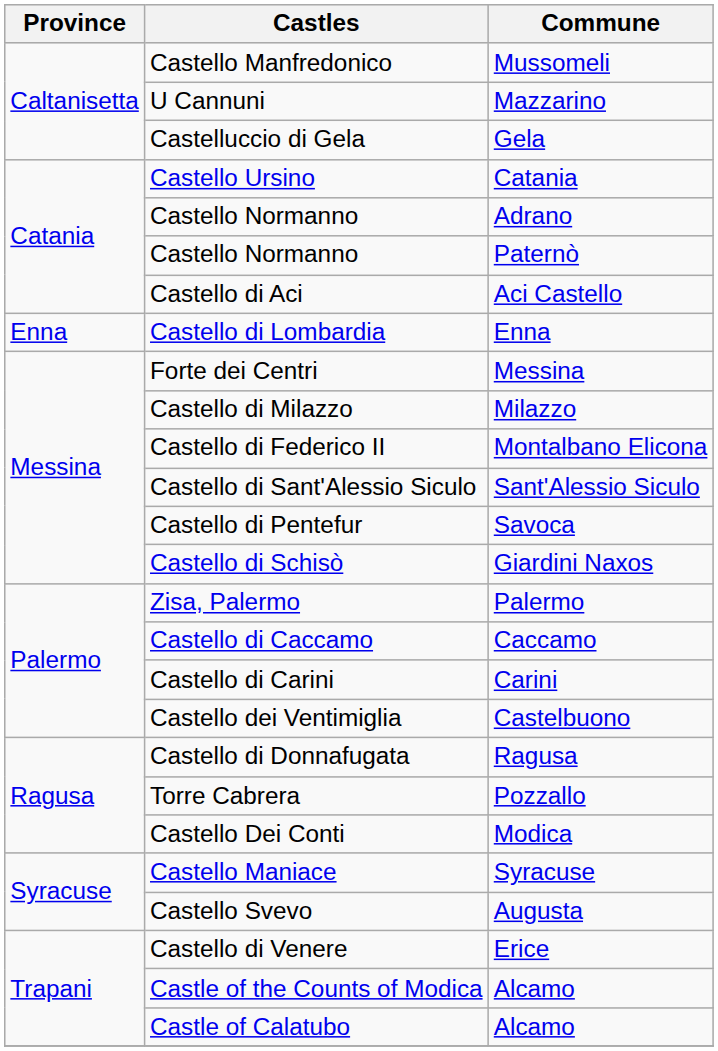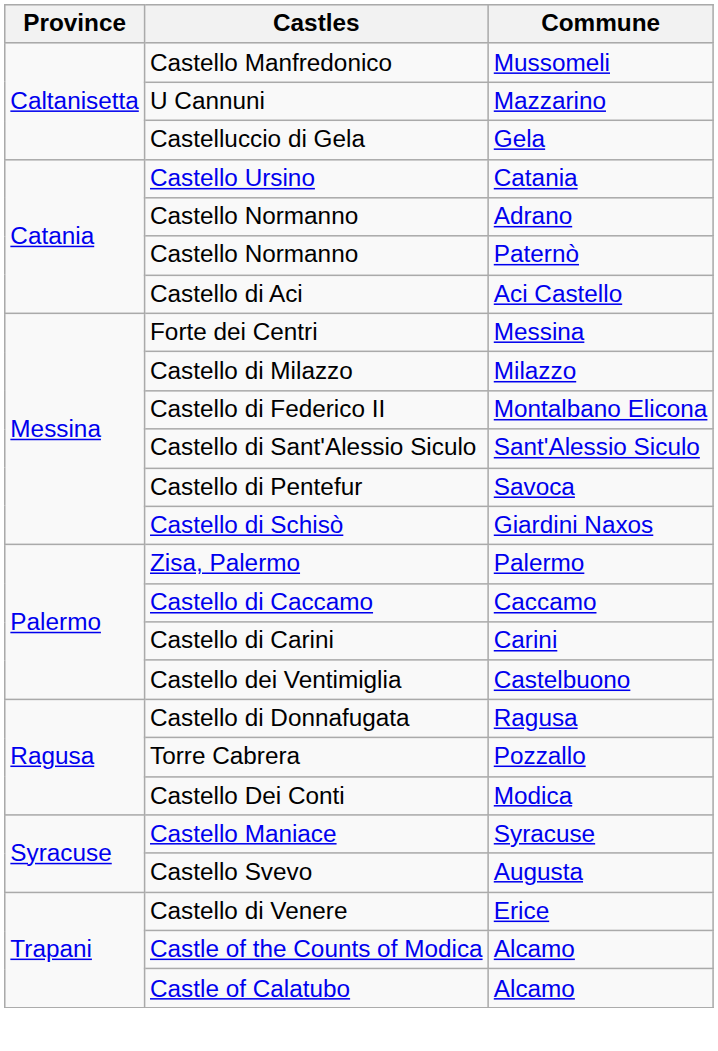- row: (268, 332)
